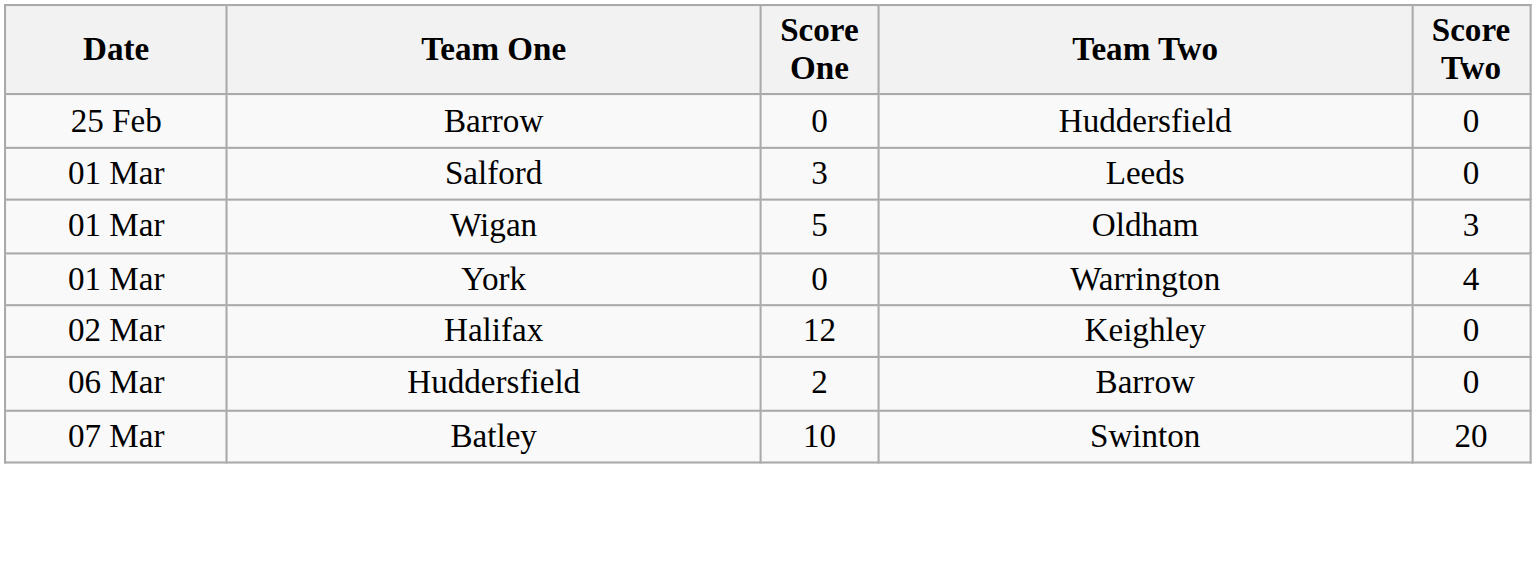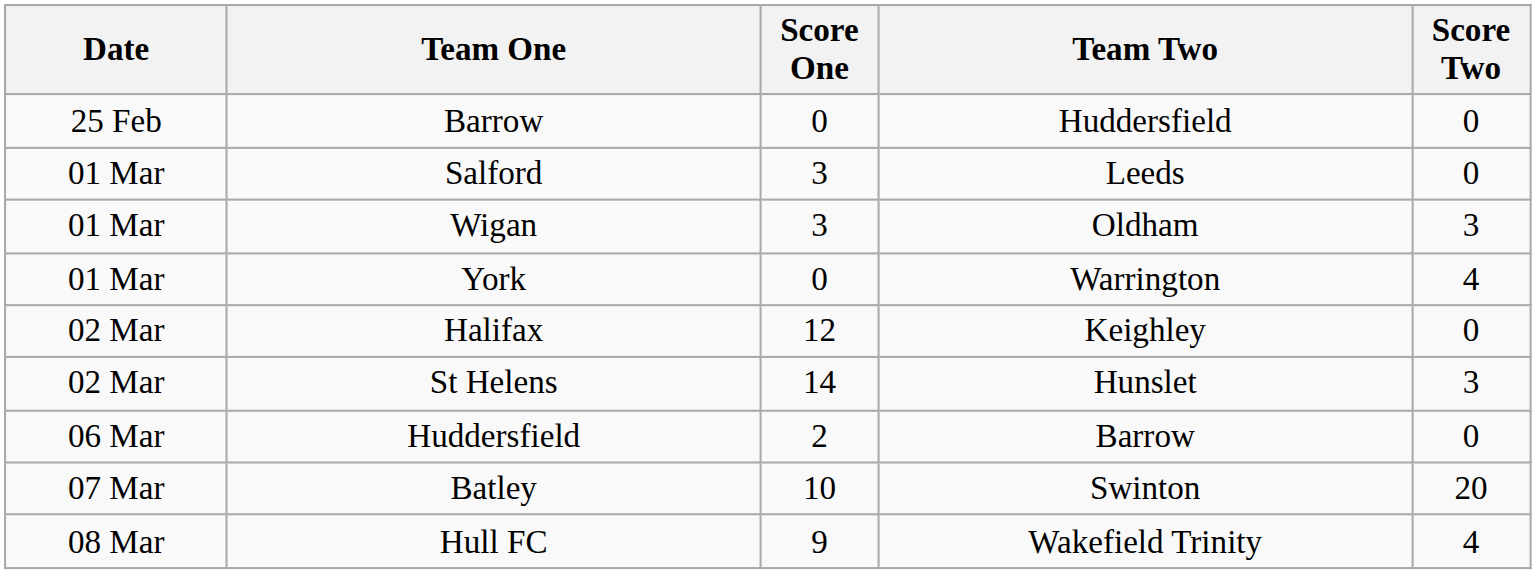(819, 225) 5 -> (819, 225) 3
+ row: (494, 383)
+ row: (494, 540)
